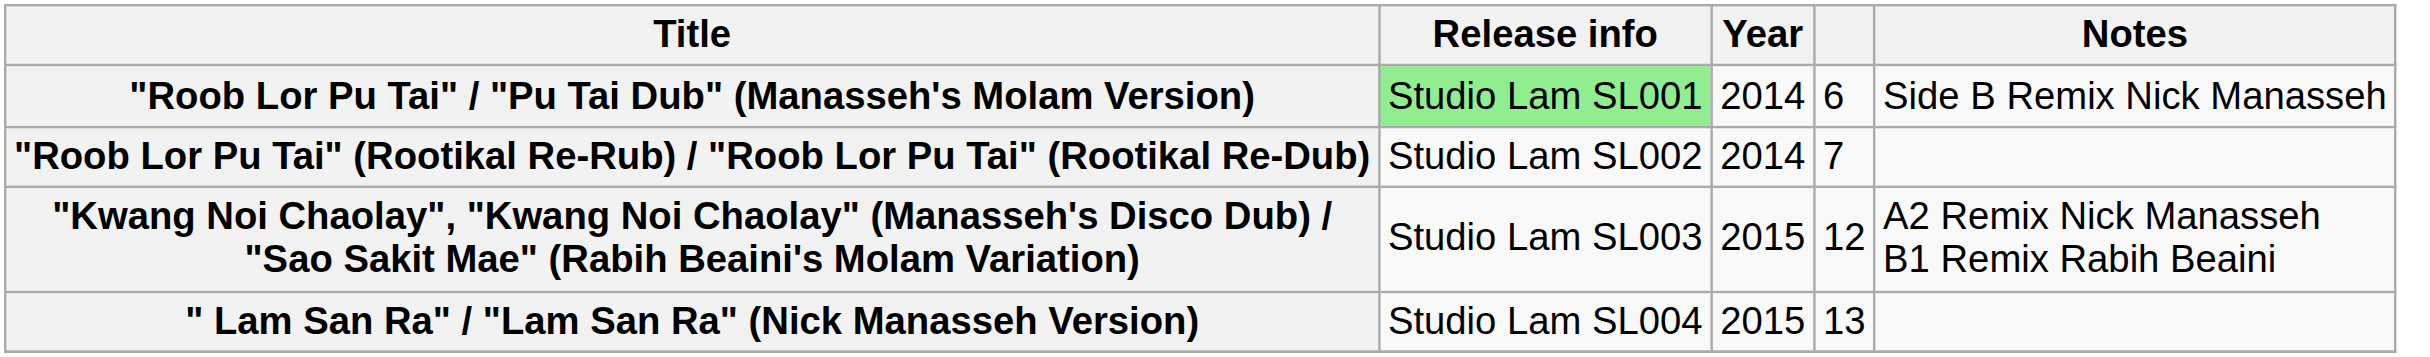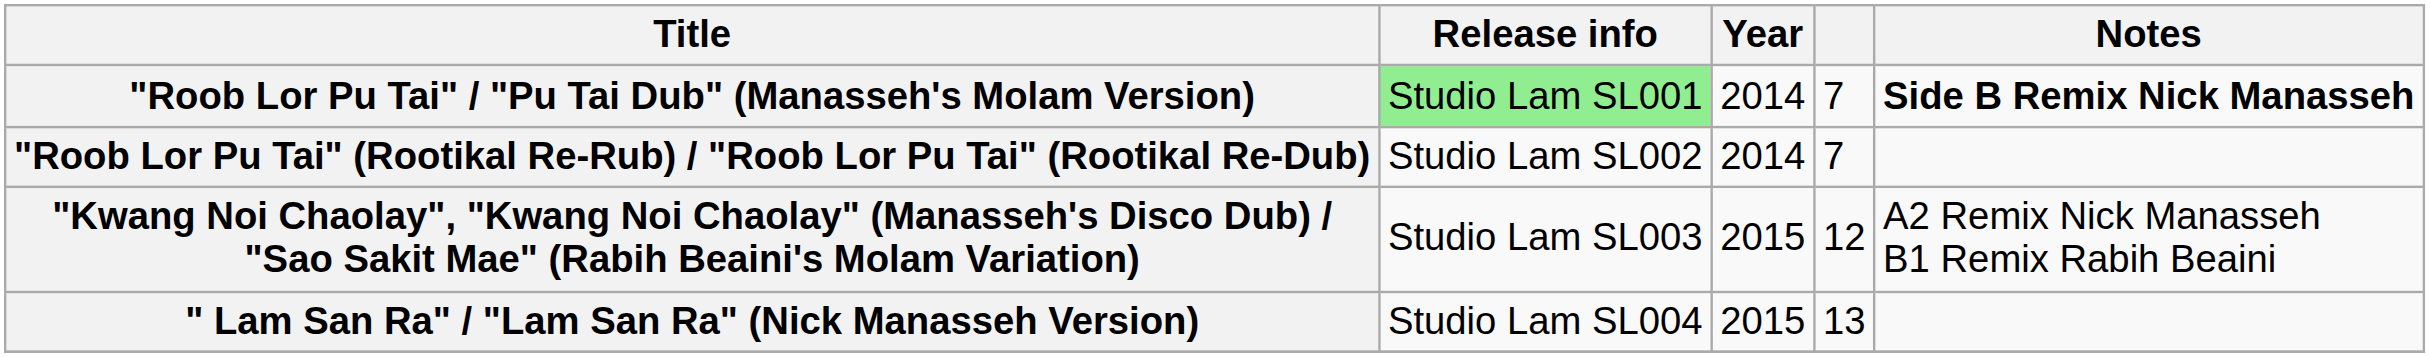(1834, 95) 6 -> (1834, 95) 7
(2135, 95) normal -> (2149, 95) bold
